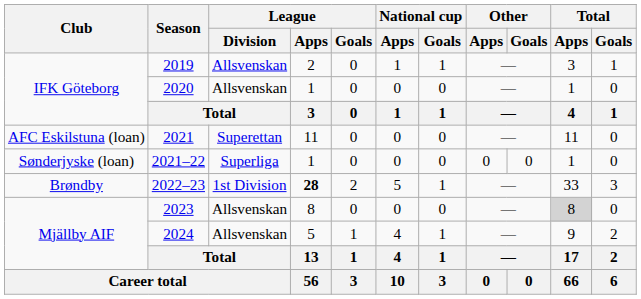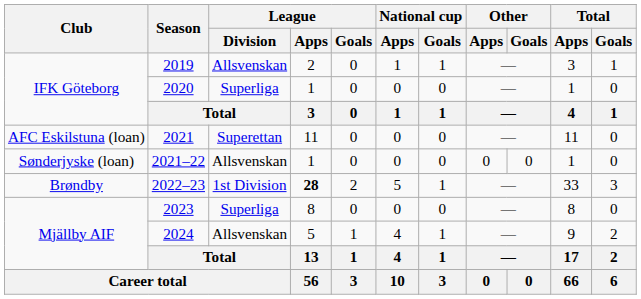(250, 88) Allsvenskan -> (250, 88) Superliga
(250, 161) Superliga -> (250, 161) Allsvenskan
(250, 209) Allsvenskan -> (250, 209) Superliga
(571, 209) lightgrey background -> (571, 209) no background
